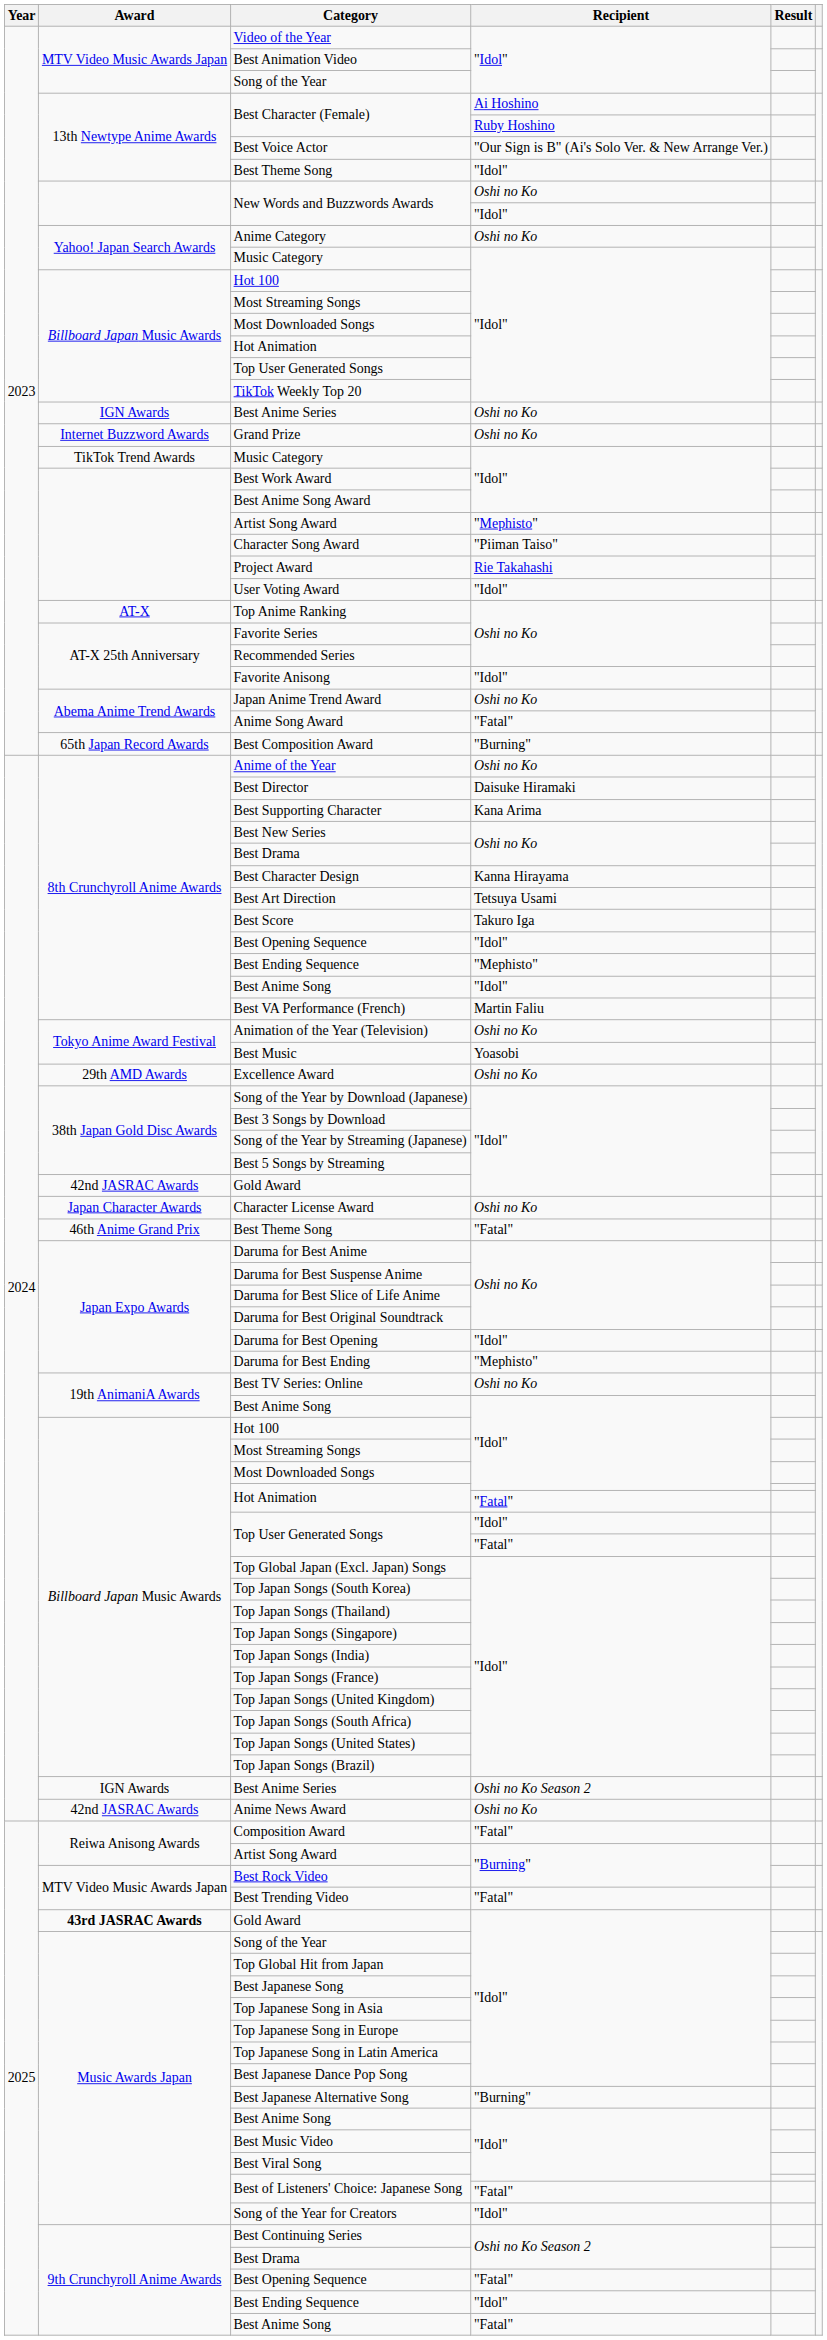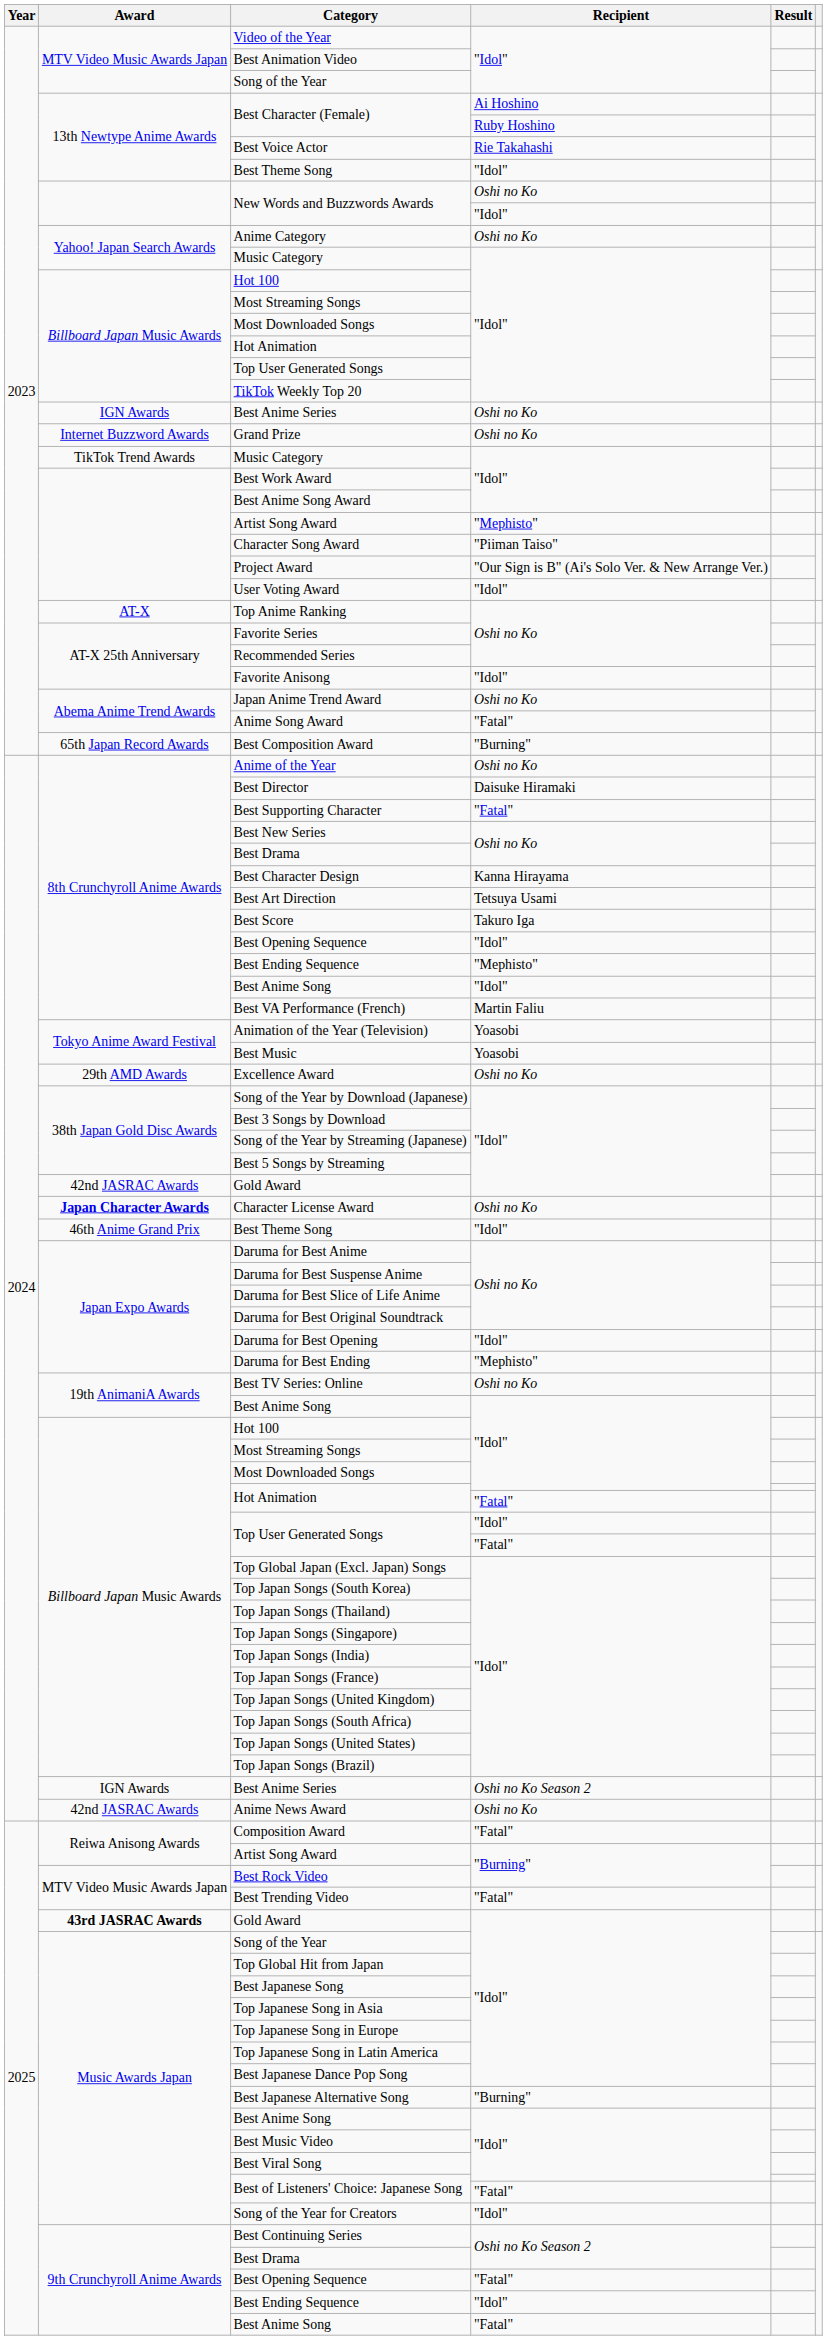(621, 147) "Our Sign is B" (Ai's Solo Ver. & New Arrange Ver.) -> (513, 147) Rie Takahashi
(513, 567) Rie Takahashi -> (621, 567) "Our Sign is B" (Ai's Solo Ver. & New Arrange Ver.)
(508, 810) Kana Arima -> (494, 810) "Fatal"
(506, 1031) Oshi no Ko -> (496, 1031) Yoasobi
(135, 1207) normal -> (135, 1207) bold
(494, 1229) "Fatal" -> (491, 1229) "Idol"
